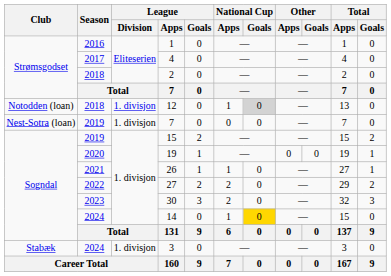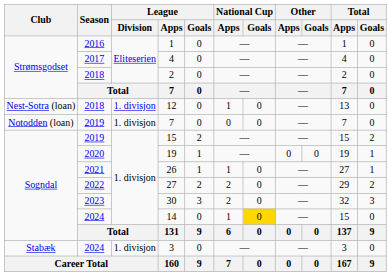(41, 106) Notodden (loan) -> (41, 106) Nest-Sotra (loan)
(259, 106) lightgrey background -> (259, 106) no background
(41, 122) Nest-Sotra (loan) -> (41, 122) Notodden (loan)
